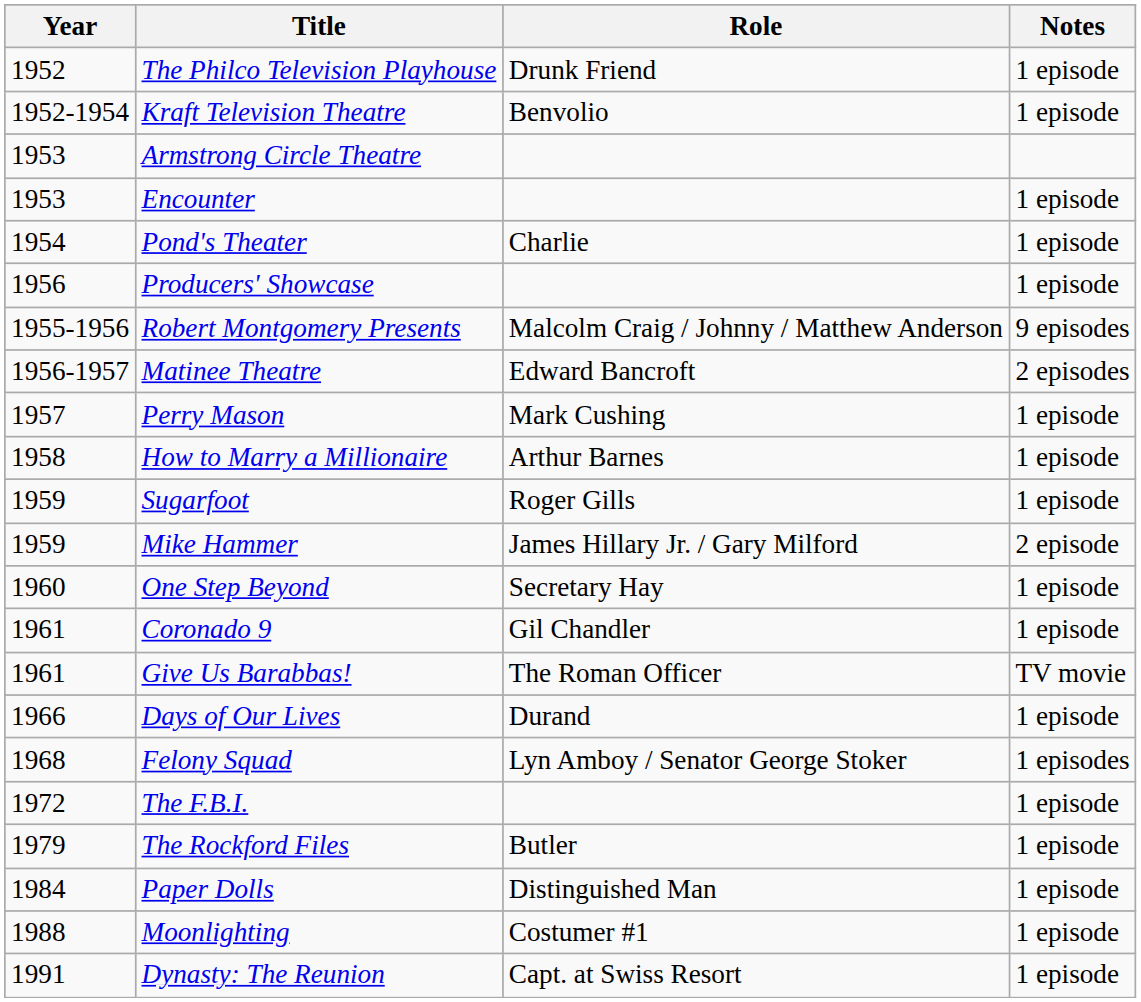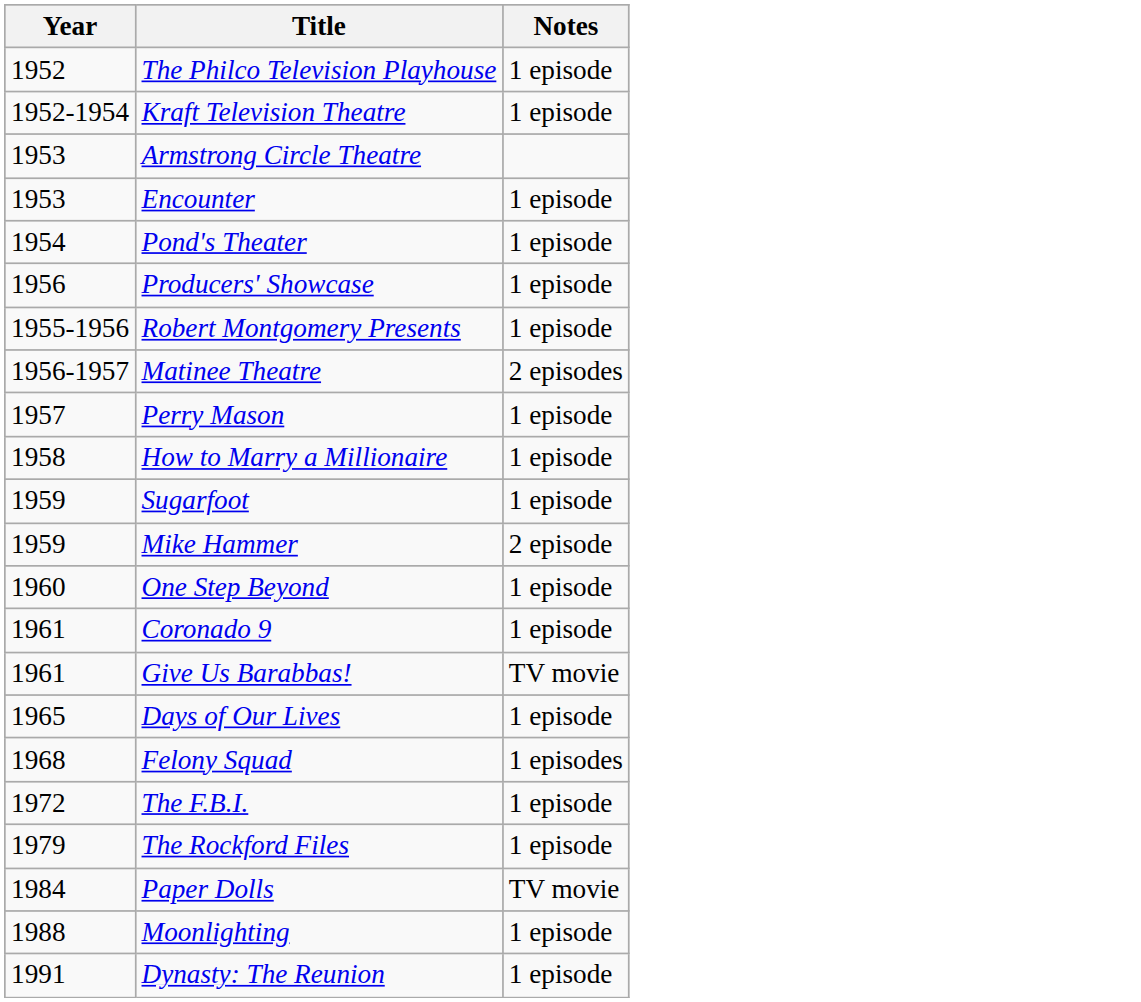- column: (756, 26)
(1073, 328) 9 episodes -> (561, 328) 1 episode
(38, 716) 1966 -> (38, 716) 1965
(1067, 888) 1 episode -> (564, 888) TV movie
